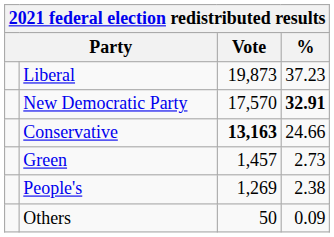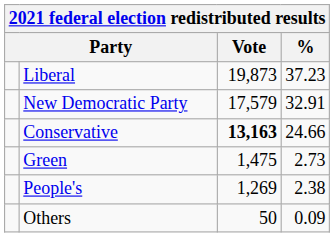(252, 103) 17,570 -> (252, 103) 17,579
(305, 103) bold -> (305, 103) normal
(257, 160) 1,457 -> (257, 160) 1,475
